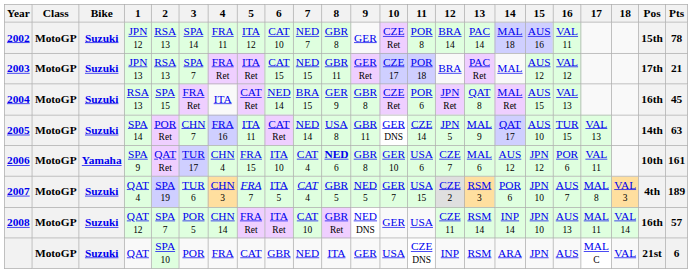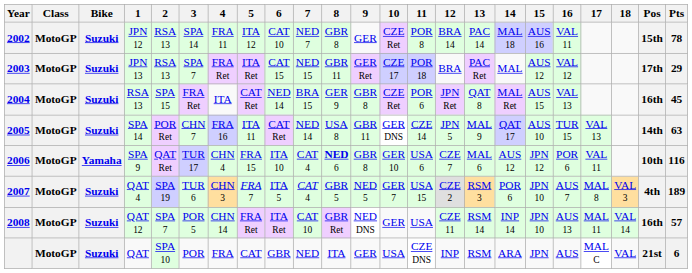(677, 68) 21 -> (677, 68) 29
(677, 161) 161 -> (677, 161) 116
